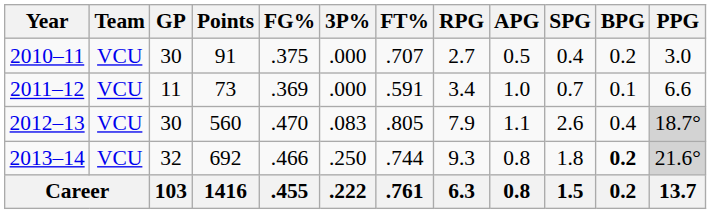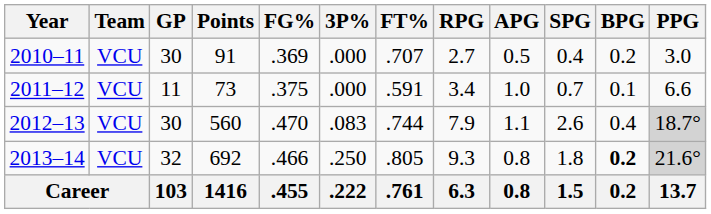(290, 55) .375 -> (290, 55) .369
(290, 89) .369 -> (290, 89) .375
(405, 123) .805 -> (405, 123) .744
(405, 157) .744 -> (405, 157) .805
